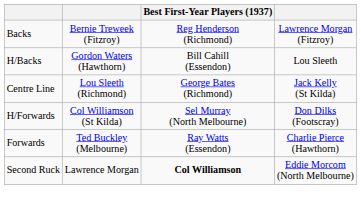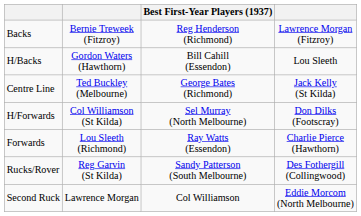(102, 88) Lou Sleeth (Richmond) -> (102, 88) Ted Buckley (Melbourne)
(102, 143) Ted Buckley (Melbourne) -> (102, 143) Lou Sleeth (Richmond)
+ row: (33, 170)
(208, 170) bold -> (208, 198) normal
